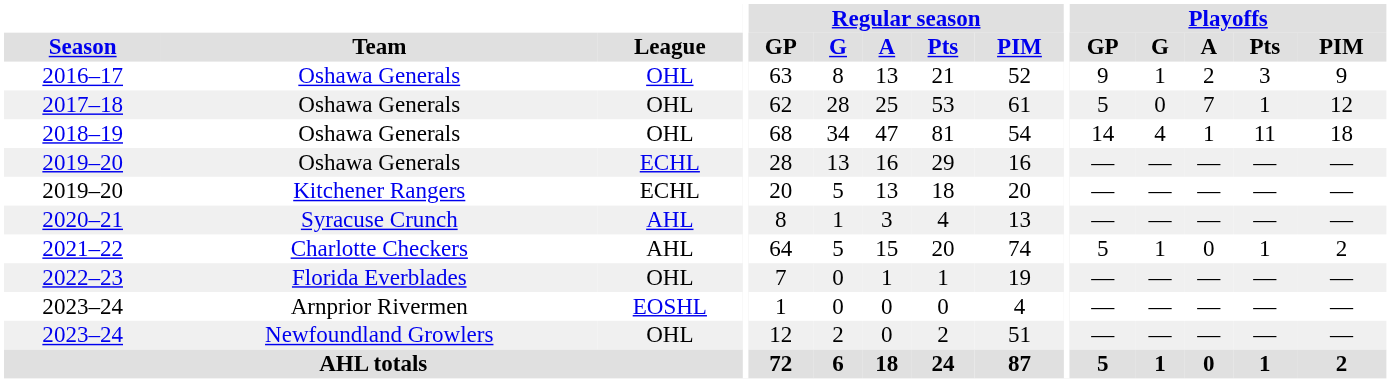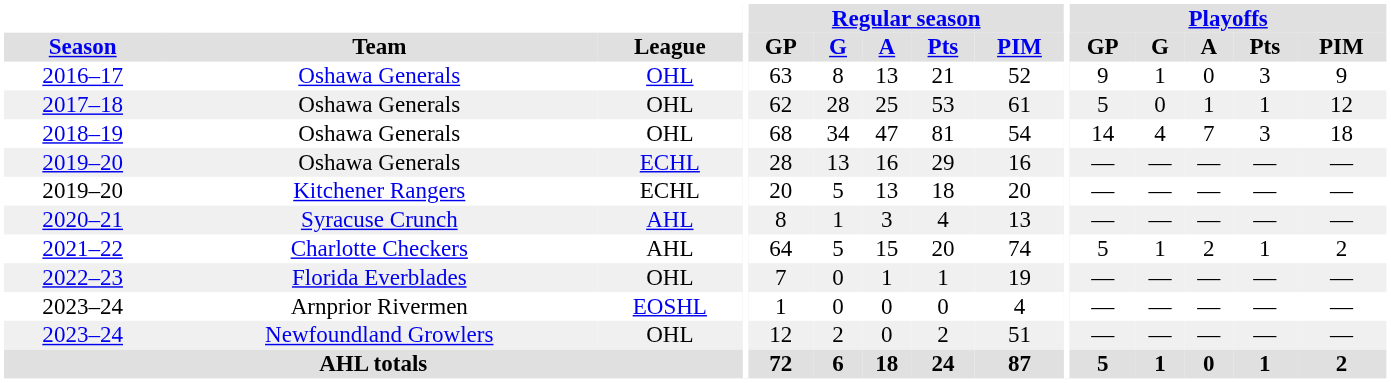(1209, 75) 2 -> (1209, 75) 0
(1209, 104) 7 -> (1209, 104) 1
(1209, 133) 1 -> (1209, 133) 7
(1265, 133) 11 -> (1265, 133) 3
(1209, 248) 0 -> (1209, 248) 2
